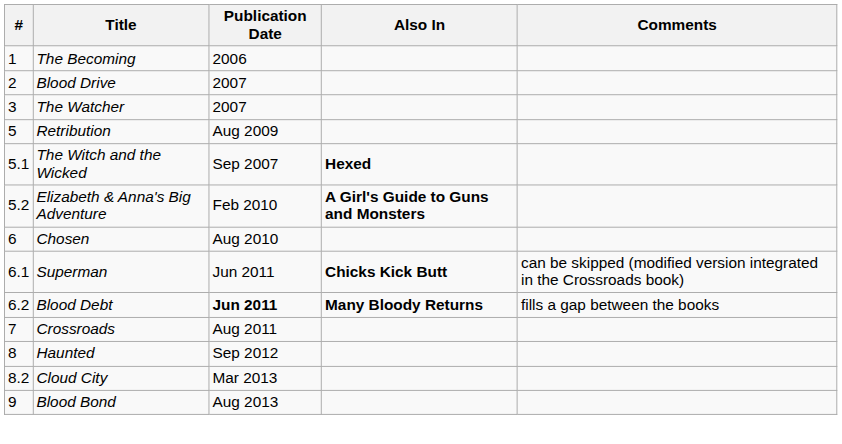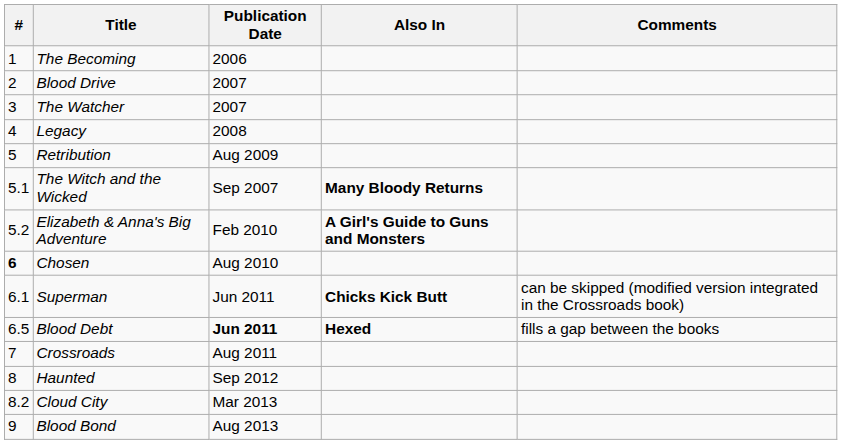+ row: (61, 131)
(348, 164) Hexed -> (404, 188) Many Bloody Returns
(12, 239) normal -> (12, 263) bold
(19, 305) 6.2 -> (19, 329) 6.5
(404, 305) Many Bloody Returns -> (348, 329) Hexed
